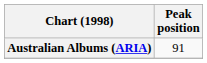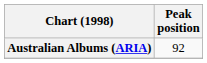(178, 48) 91 -> (178, 48) 92
